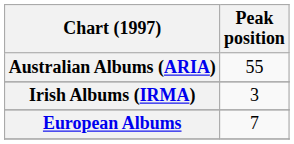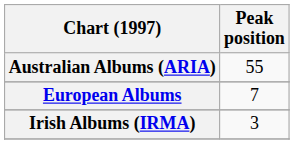rows swapped: (112, 124) <-> (112, 95)
